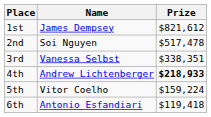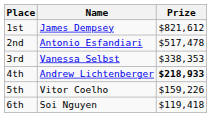(68, 43) Soi Nguyen -> (91, 43) Antonio Esfandiari
(181, 58) $338,351 -> (181, 58) $338,353
(181, 89) $159,224 -> (181, 89) $159,226
(91, 105) Antonio Esfandiari -> (68, 105) Soi Nguyen
